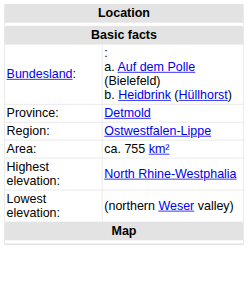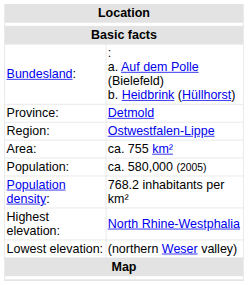+ row: (38, 167)
+ row: (36, 192)
